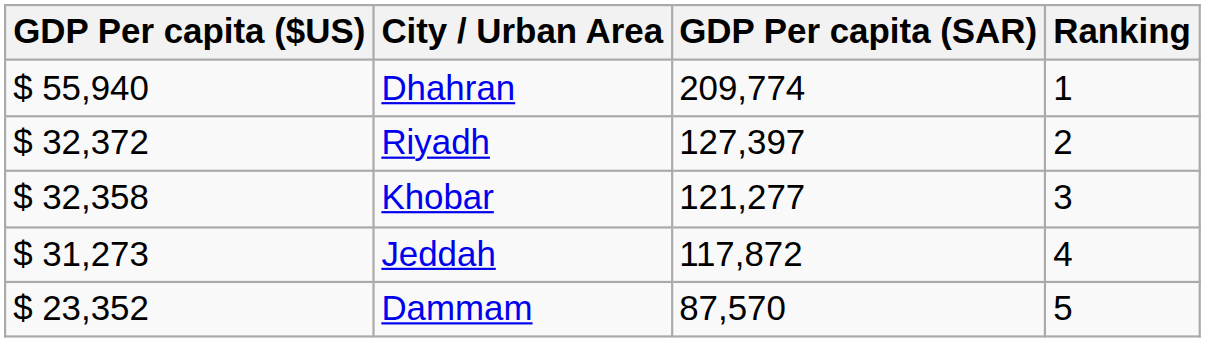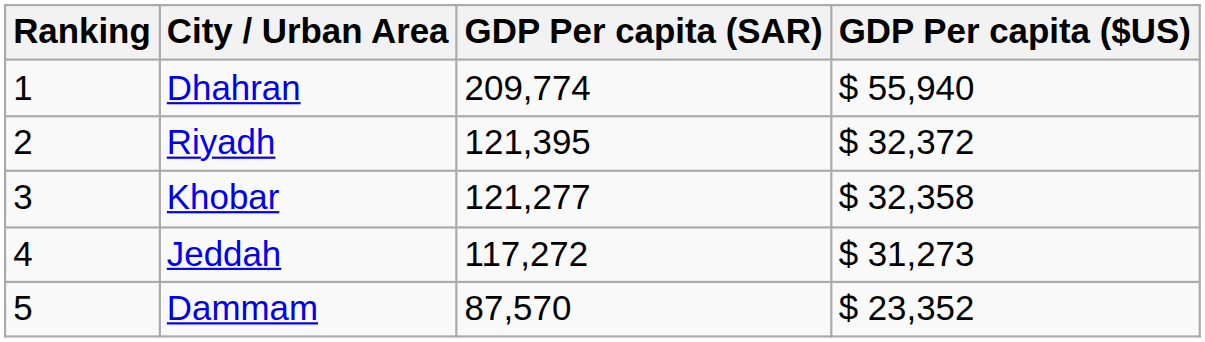columns swapped: (1122, 32) <-> (189, 32)
(742, 142) 127,397 -> (528, 142) 121,395
(741, 253) 117,872 -> (526, 253) 117,272
